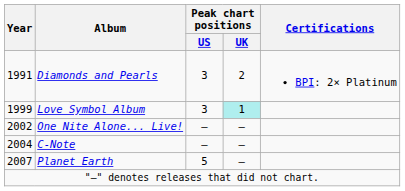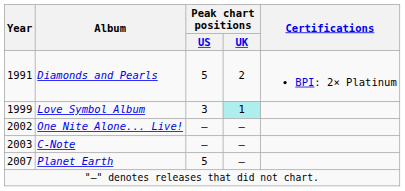(204, 76) 3 -> (204, 76) 5
(20, 144) 2004 -> (20, 144) 2003
